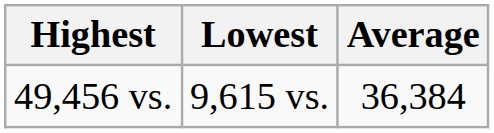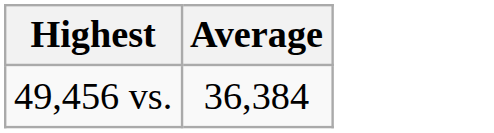- column: (260, 34)
